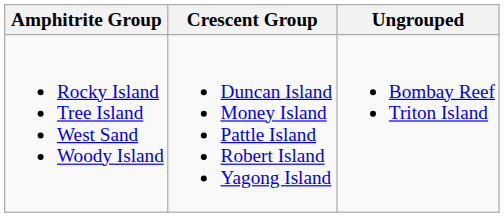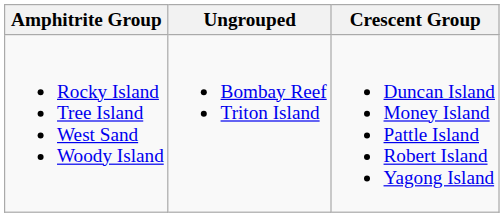columns swapped: (252, 19) <-> (418, 19)
